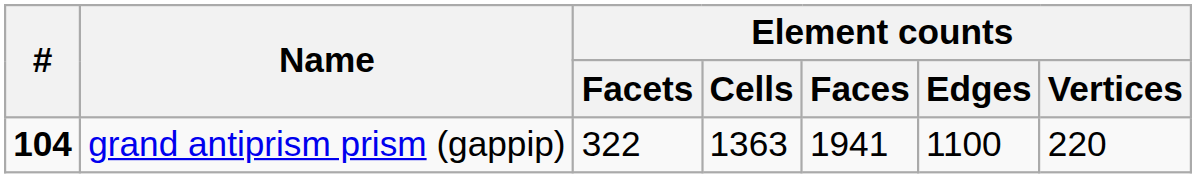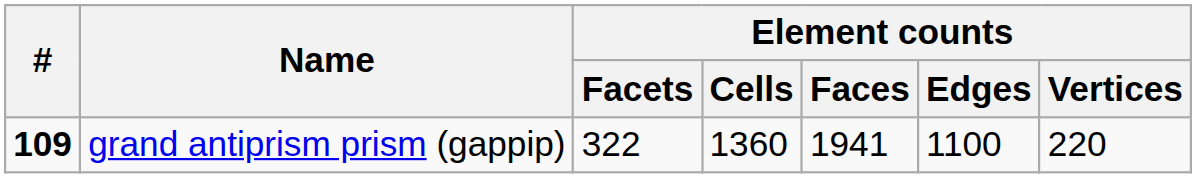(43, 144) 104 -> (43, 144) 109
(749, 144) 1363 -> (749, 144) 1360
